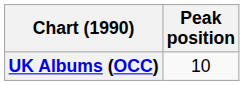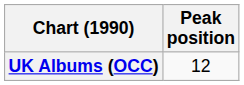(201, 66) 10 -> (201, 66) 12
